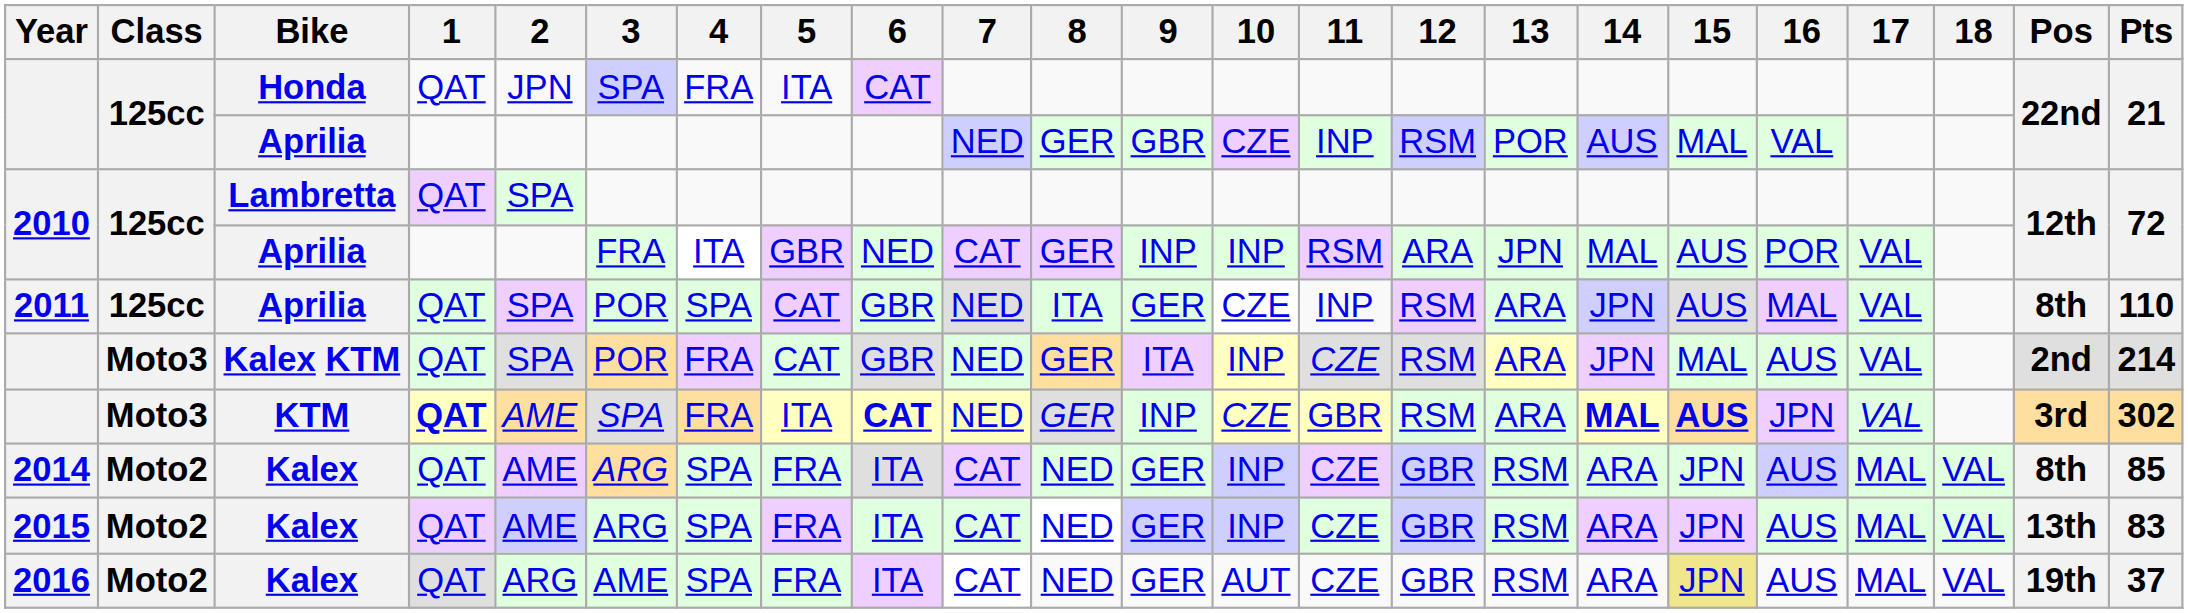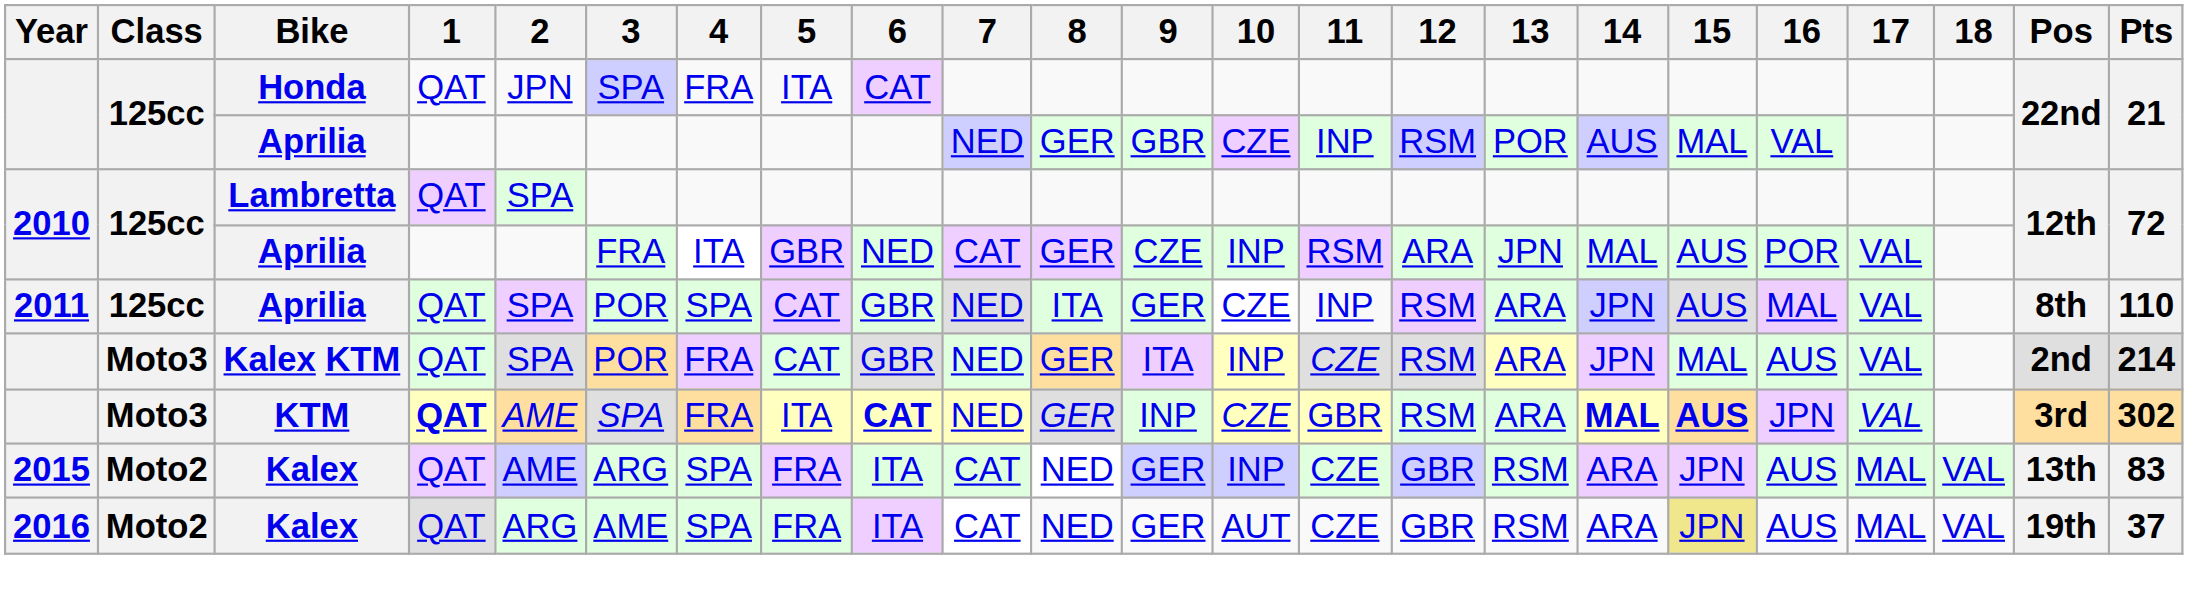(1168, 251) INP -> (1168, 251) CZE
- row: (51, 470)
